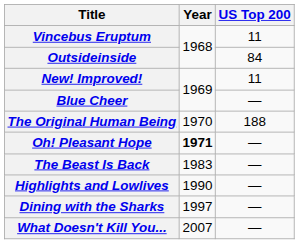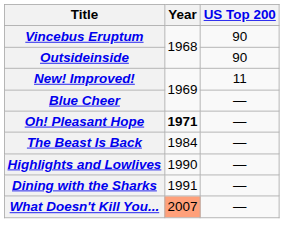(255, 36) 11 -> (240, 36) 90
(255, 57) 84 -> (240, 57) 90
- row: (92, 121)
(197, 164) 1983 -> (182, 143) 1984
(197, 206) 1997 -> (182, 185) 1991
(197, 228) no background -> (182, 206) lightsalmon background
